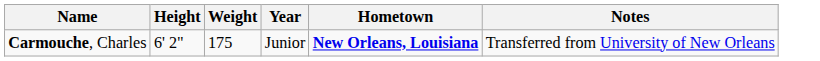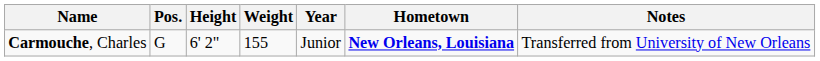+ column: (168, 17)
(220, 42) 175 -> (256, 42) 155
